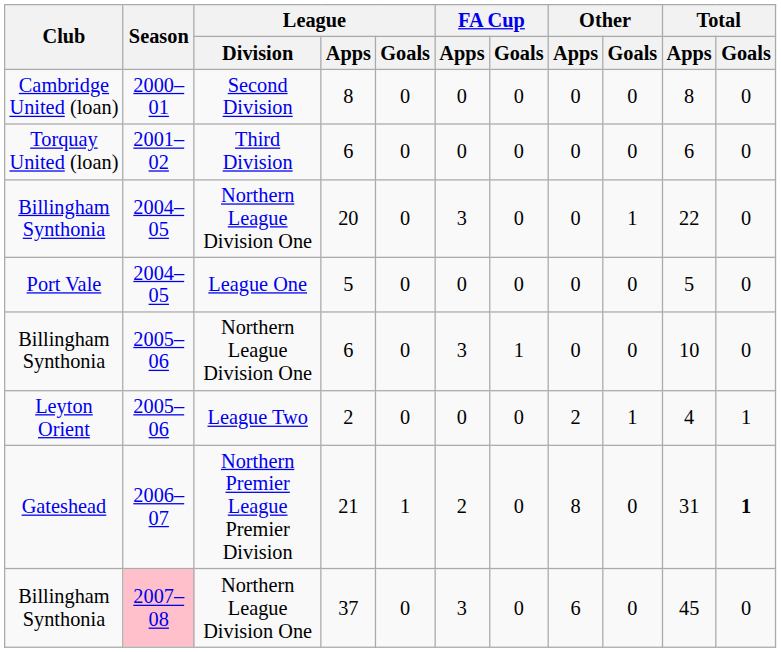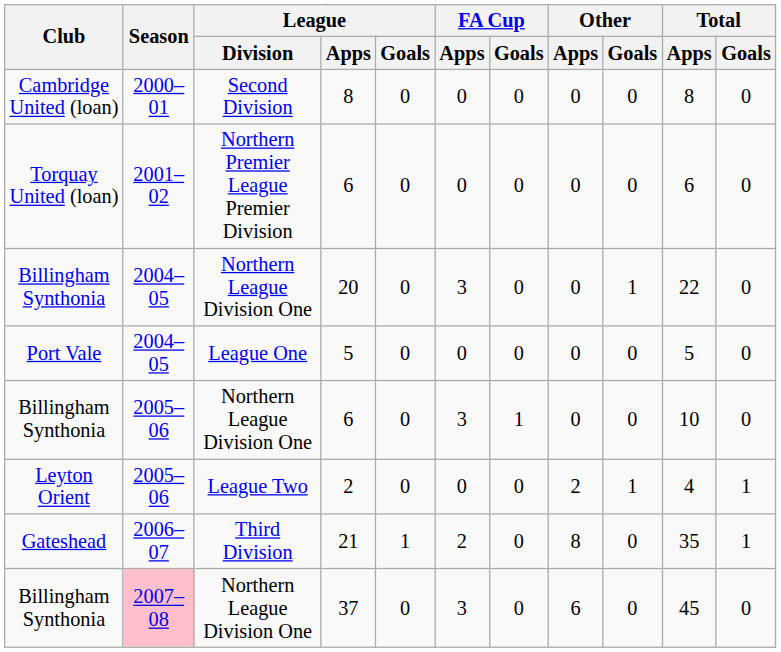(258, 151) Third Division -> (258, 185) Northern Premier League Premier Division
(258, 507) Northern Premier League Premier Division -> (258, 541) Third Division
(689, 507) 31 -> (689, 541) 35
(746, 507) bold -> (746, 541) normal
